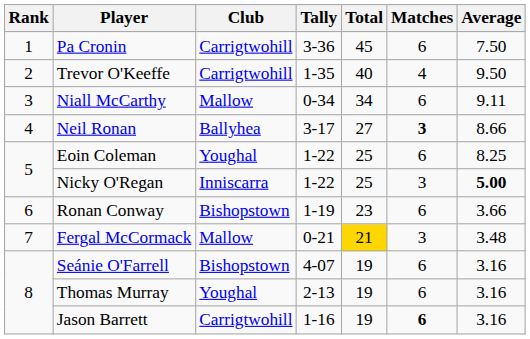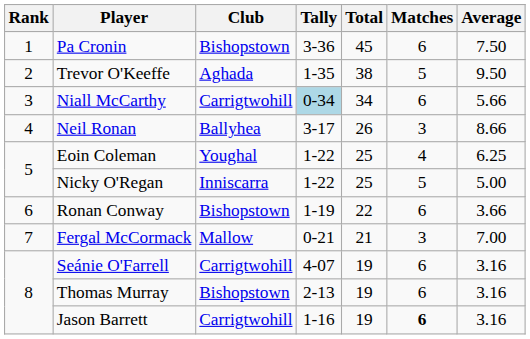(246, 45) Carrigtwohill -> (244, 45) Bishopstown
(246, 73) Carrigtwohill -> (226, 73) Aghada
(364, 73) 40 -> (364, 73) 38
(422, 73) 4 -> (422, 73) 5
(226, 100) Mallow -> (246, 100) Carrigtwohill
(319, 100) no background -> (319, 100) lightblue background
(491, 100) 9.11 -> (491, 100) 5.66
(364, 127) 27 -> (364, 127) 26
(422, 127) bold -> (422, 127) normal
(422, 155) 6 -> (422, 155) 4
(491, 155) 8.25 -> (491, 155) 6.25
(422, 182) 3 -> (422, 182) 5
(491, 182) bold -> (491, 182) normal
(364, 210) 23 -> (364, 210) 22
(364, 237) gold background -> (364, 237) no background
(491, 237) 3.48 -> (491, 237) 7.00
(244, 264) Bishopstown -> (246, 264) Carrigtwohill
(228, 292) Youghal -> (244, 292) Bishopstown
